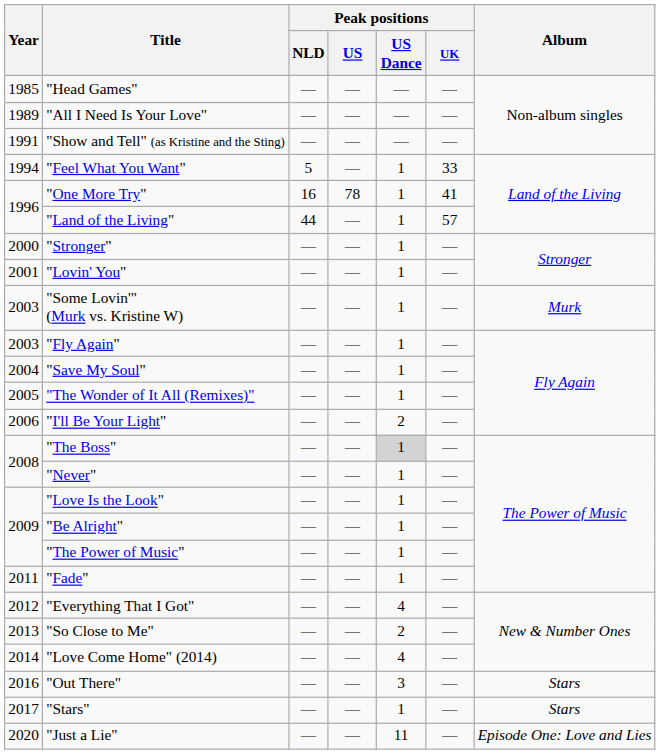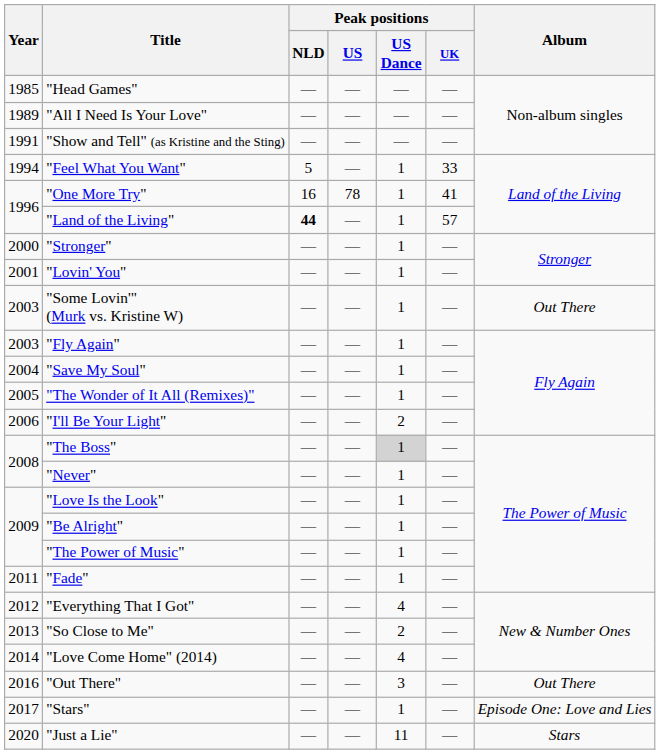(308, 219) normal -> (308, 219) bold
(565, 307) Murk -> (565, 307) Out There
(565, 683) Stars -> (565, 683) Out There
(565, 709) Stars -> (565, 709) Episode One: Love and Lies
(565, 736) Episode One: Love and Lies -> (565, 736) Stars
